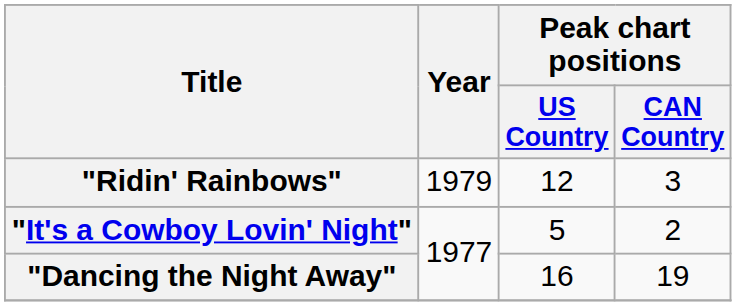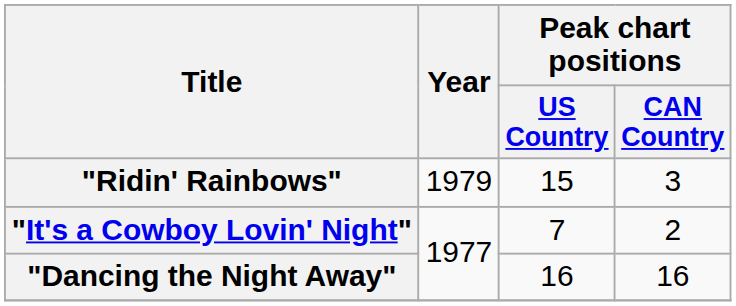(557, 181) 12 -> (557, 181) 15
(557, 229) 5 -> (557, 229) 7
(673, 276) 19 -> (673, 276) 16
